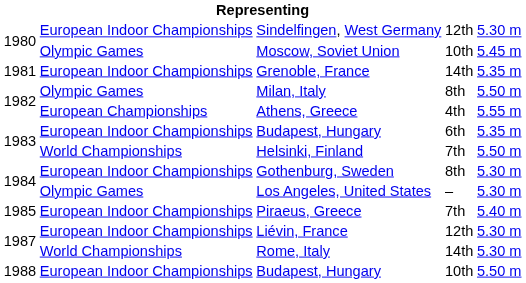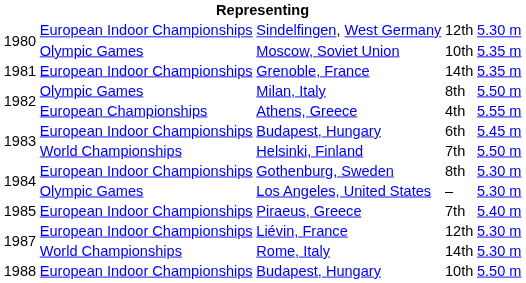(499, 51) 5.45 m -> (499, 51) 5.35 m
(499, 131) 5.35 m -> (499, 131) 5.45 m
